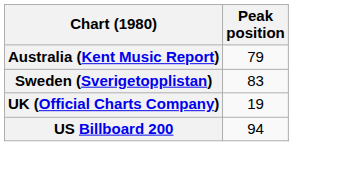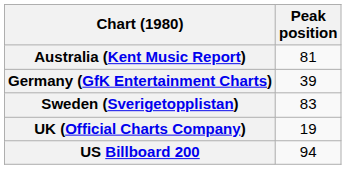(256, 57) 79 -> (308, 57) 81
+ row: (140, 81)
